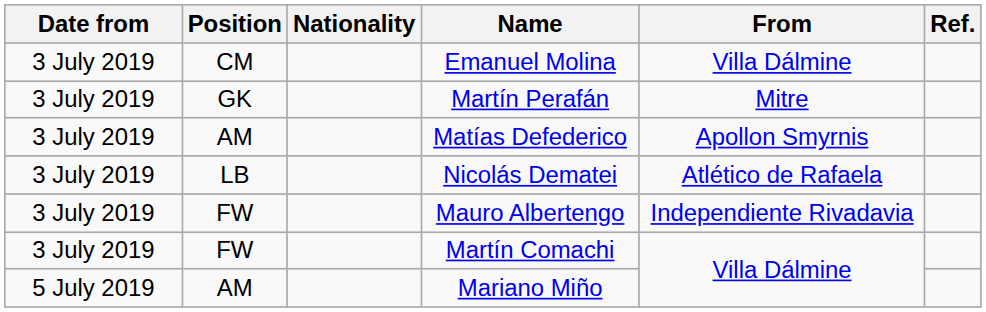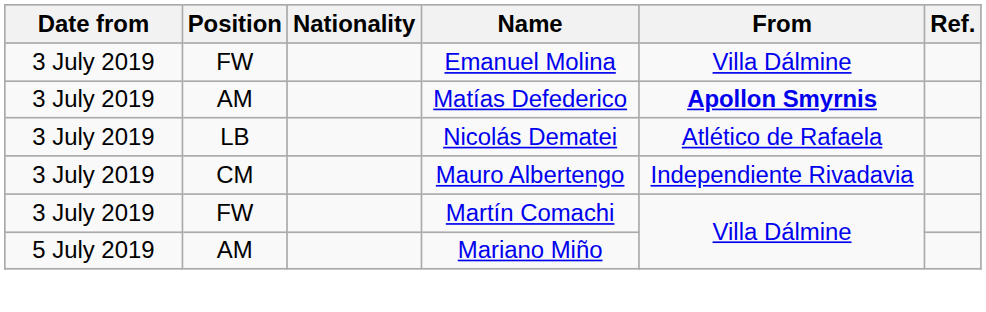(235, 62) CM -> (235, 62) FW
- row: (530, 100)
(782, 137) normal -> (782, 100) bold
(235, 213) FW -> (235, 175) CM
